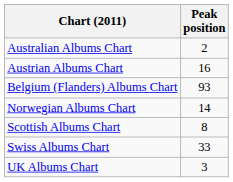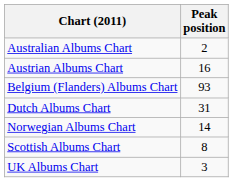+ row: (59, 107)
- row: (58, 147)
